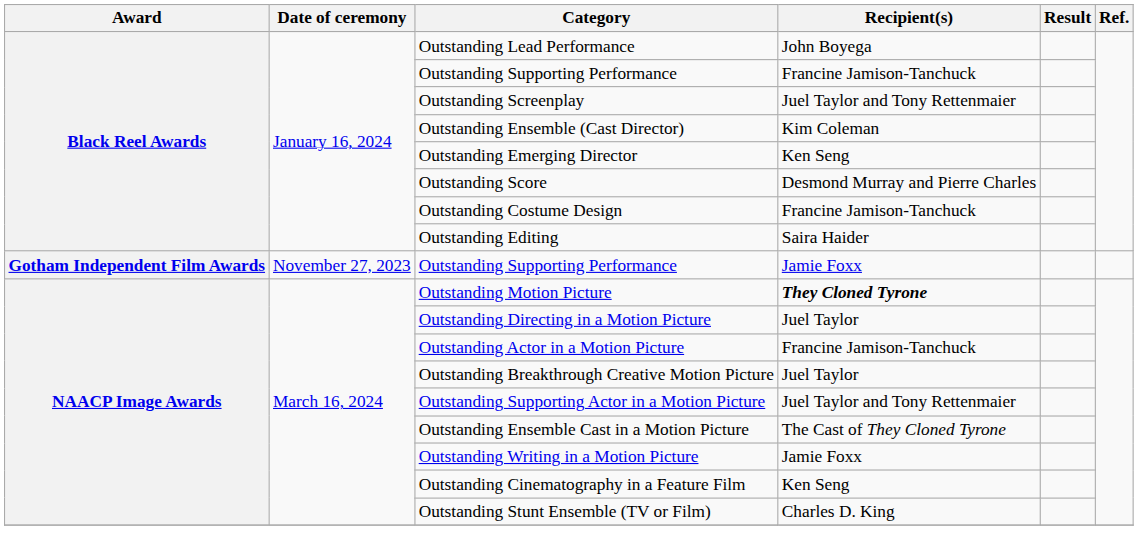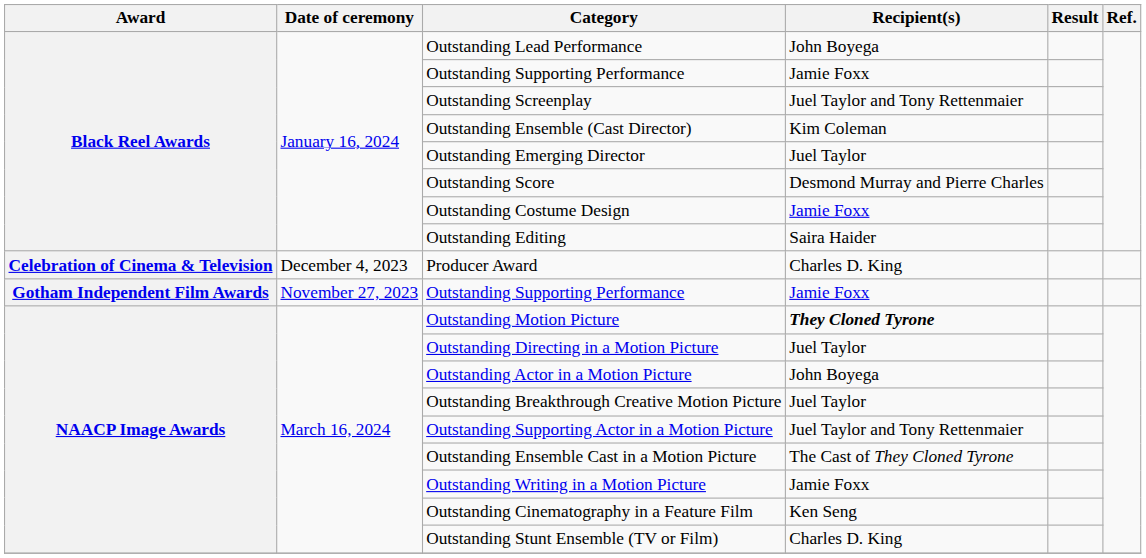(879, 73) Francine Jamison-Tanchuck -> (829, 73) Jamie Foxx
(816, 155) Ken Seng -> (828, 155) Juel Taylor
(879, 210) Francine Jamison-Tanchuck -> (829, 210) Jamie Foxx
+ row: (141, 264)
(879, 347) Francine Jamison-Tanchuck -> (834, 374) John Boyega
